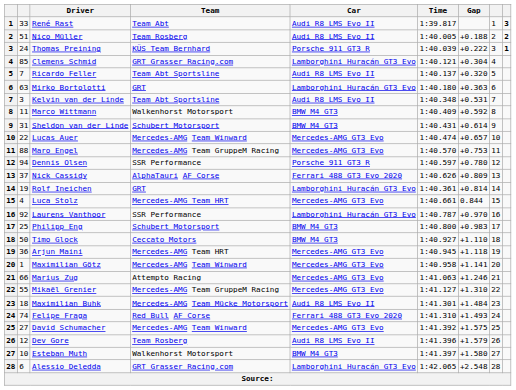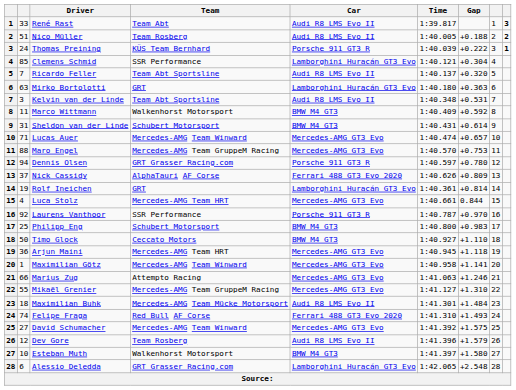(183, 62) GRT Grasser Racing.com -> (167, 62) SSR Performance
(24, 138) 22 -> (24, 138) 71
(167, 163) SSR Performance -> (183, 163) GRT Grasser Racing.com
(354, 214) Lamborghini Huracán GT3 Evo -> (331, 214) Porsche 911 GT3 R
